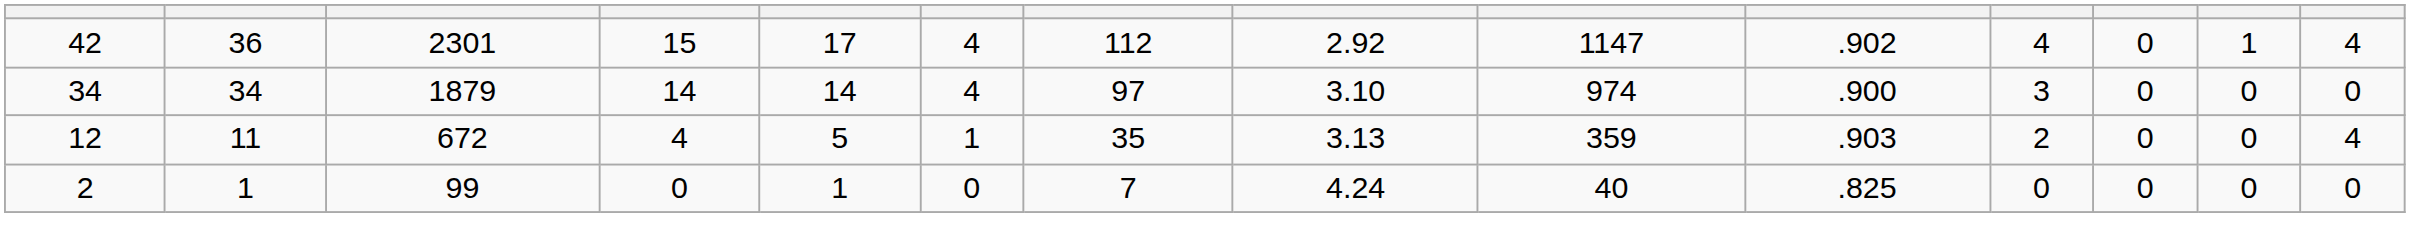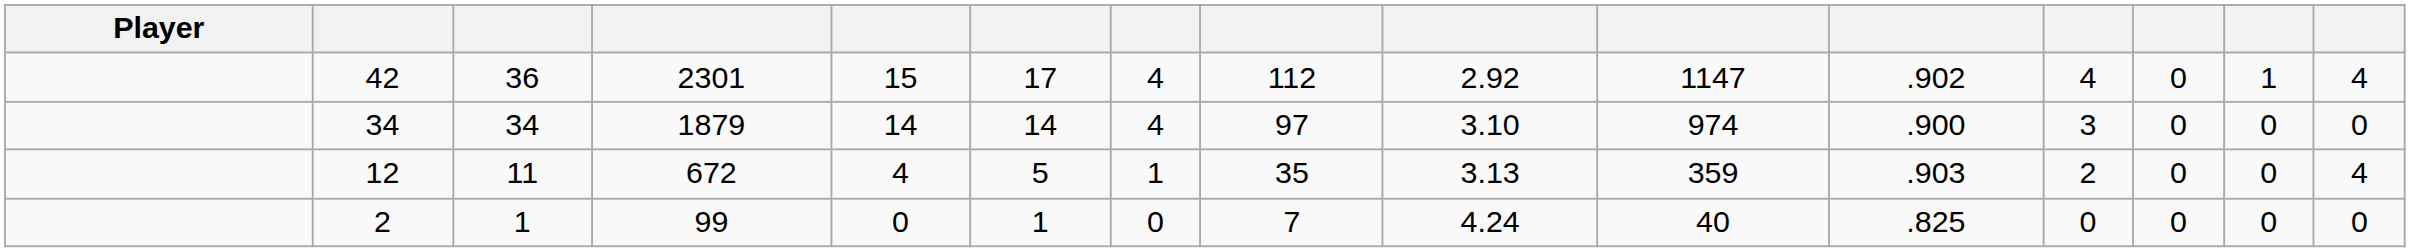+ column: (159, 28)
